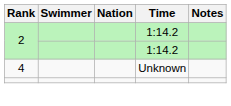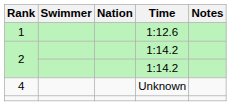+ row: (21, 31)
